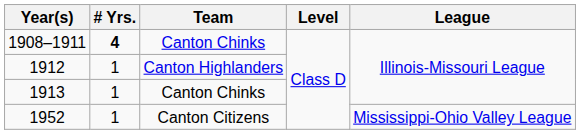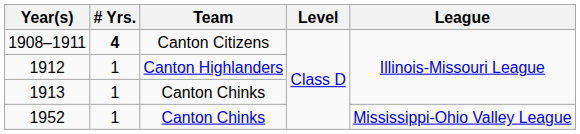(213, 42) Canton Chinks -> (213, 42) Canton Citizens
(213, 117) Canton Citizens -> (213, 117) Canton Chinks
